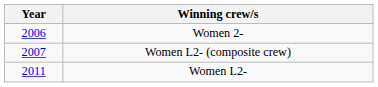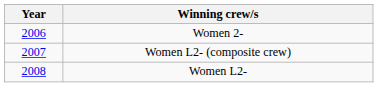(34, 71) 2011 -> (34, 71) 2008
